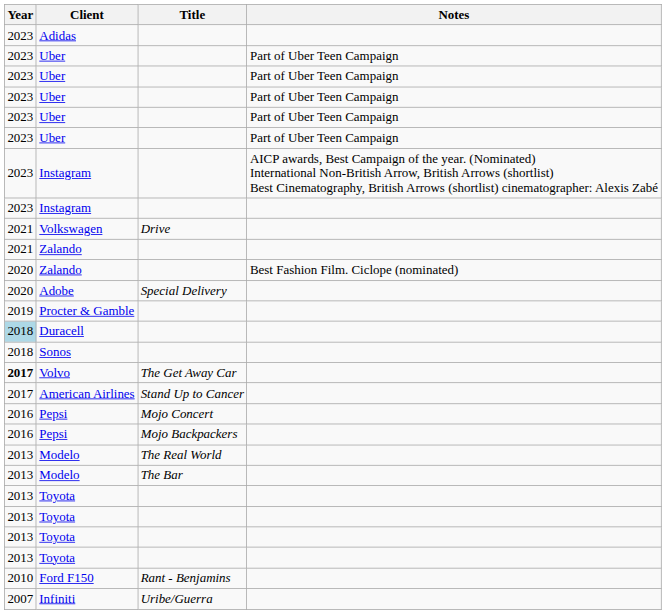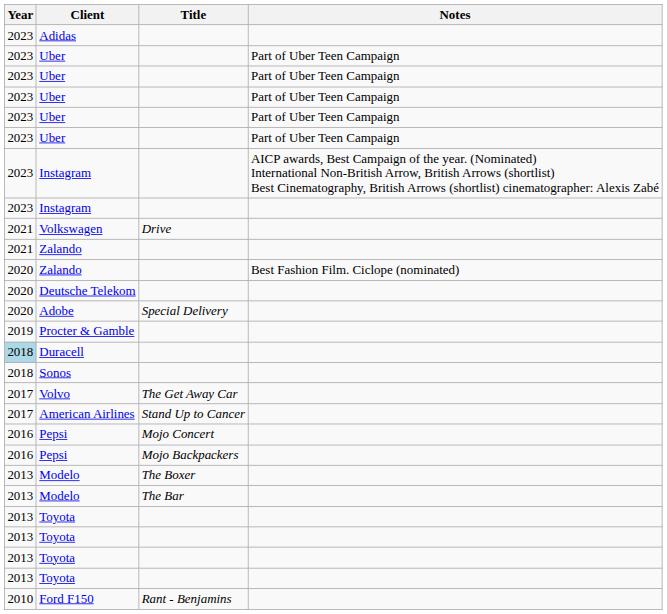+ row: (87, 290)
(20, 372) bold -> (20, 393) normal
- row: (59, 455)
+ row: (59, 475)
- row: (57, 598)
